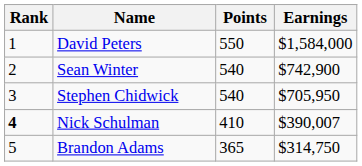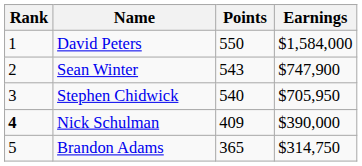(232, 69) 540 -> (232, 69) 543
(309, 69) $742,900 -> (309, 69) $747,900
(232, 122) 410 -> (232, 122) 409
(309, 122) $390,007 -> (309, 122) $390,000
